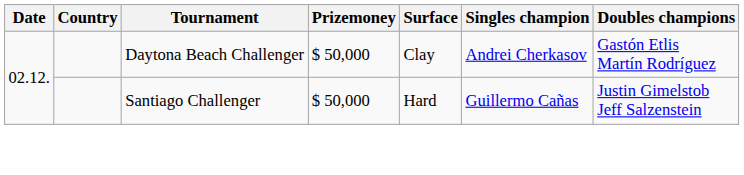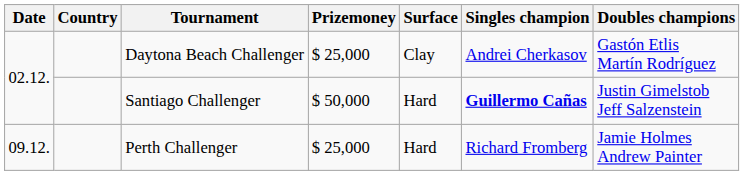(341, 54) $ 50,000 -> (341, 54) $ 25,000
(522, 100) normal -> (526, 100) bold
+ row: (181, 146)
